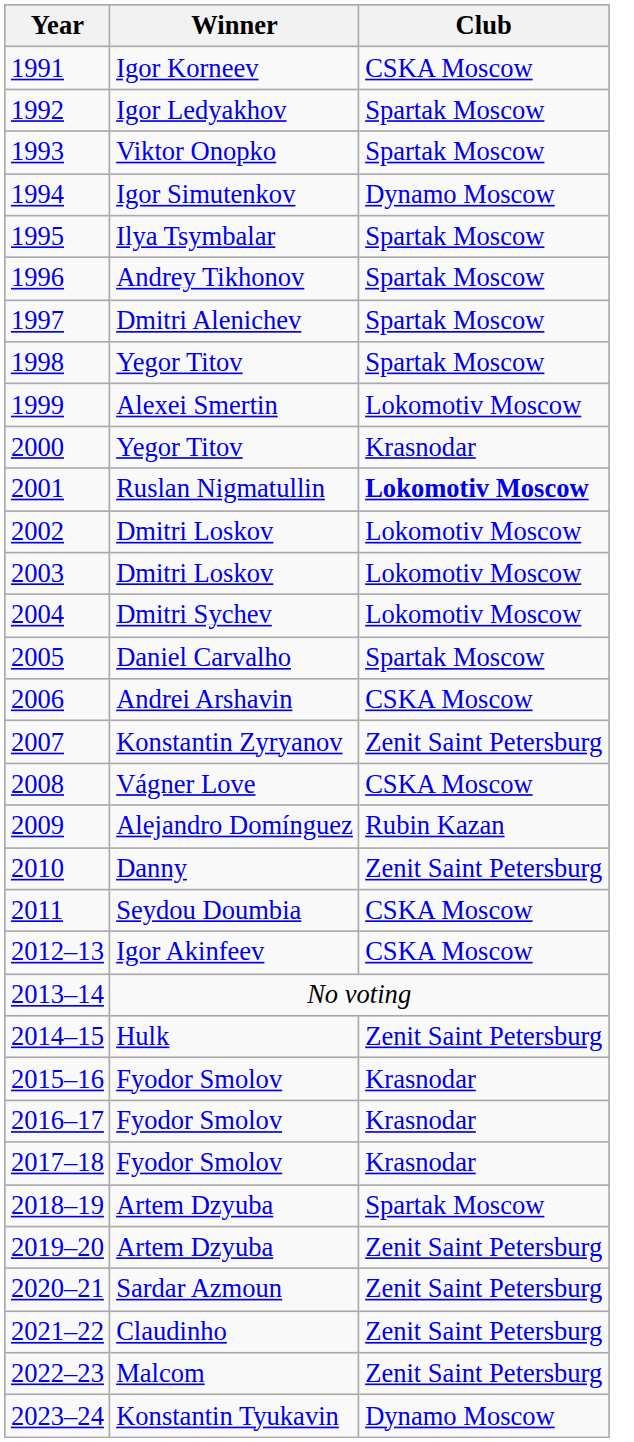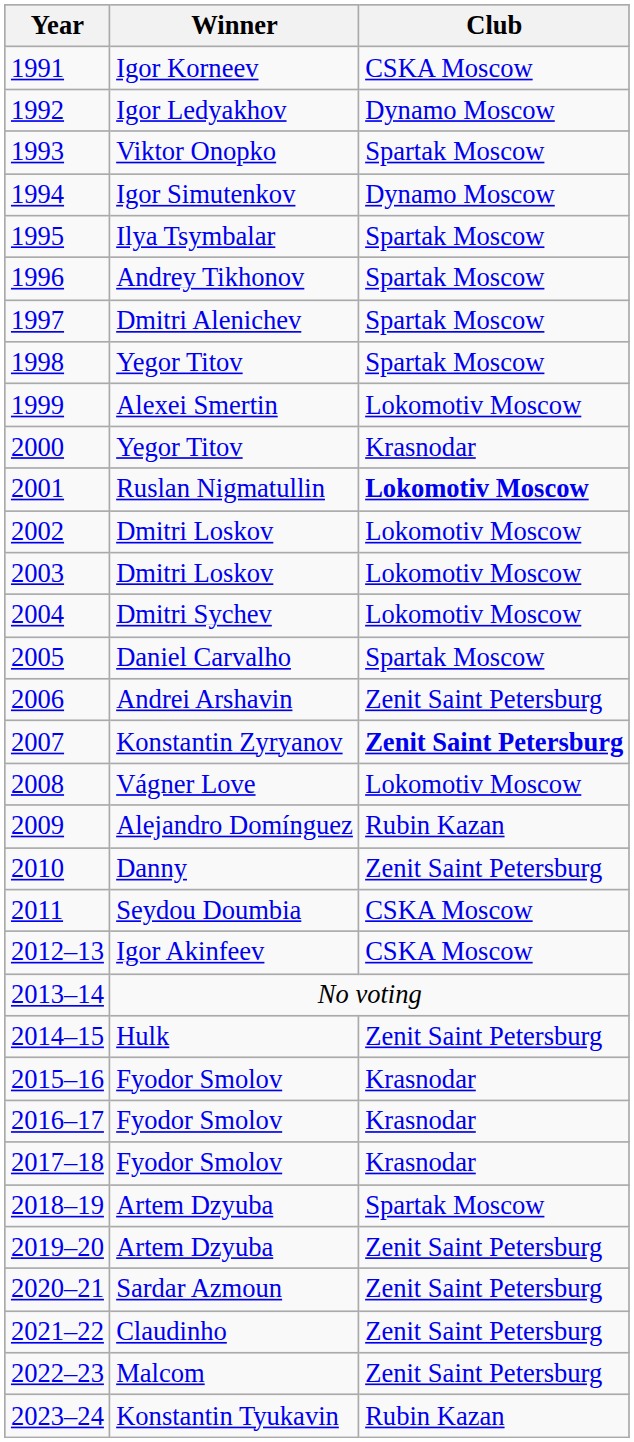(455, 109) Spartak Moscow -> (460, 109) Dynamo Moscow
(449, 699) CSKA Moscow -> (484, 699) Zenit Saint Petersburg
(484, 741) normal -> (494, 741) bold
(449, 783) CSKA Moscow -> (473, 783) Lokomotiv Moscow
(460, 1415) Dynamo Moscow -> (435, 1415) Rubin Kazan
